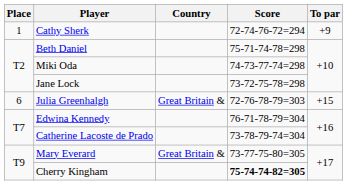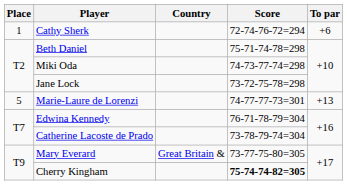(325, 31) +9 -> (325, 31) +6
+ row: (87, 101)
- row: (72, 101)
